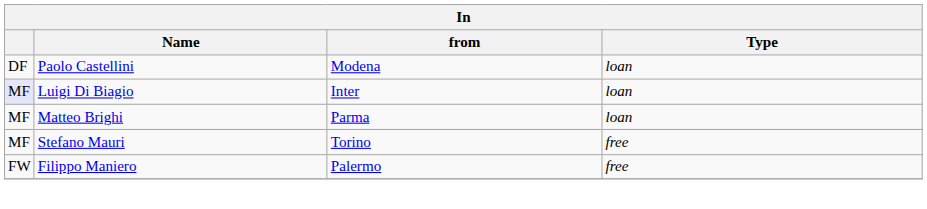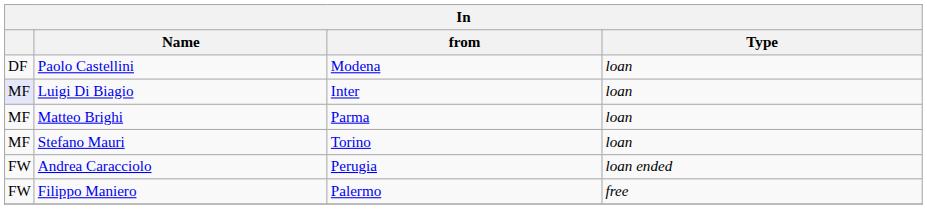(617, 142) free -> (619, 142) loan
+ row: (95, 166)
